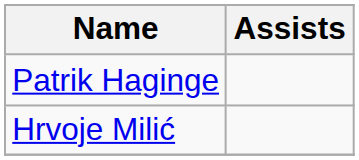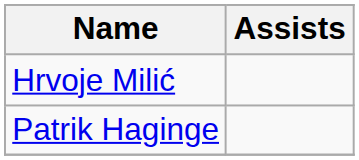rows swapped: (94, 129) <-> (116, 79)
